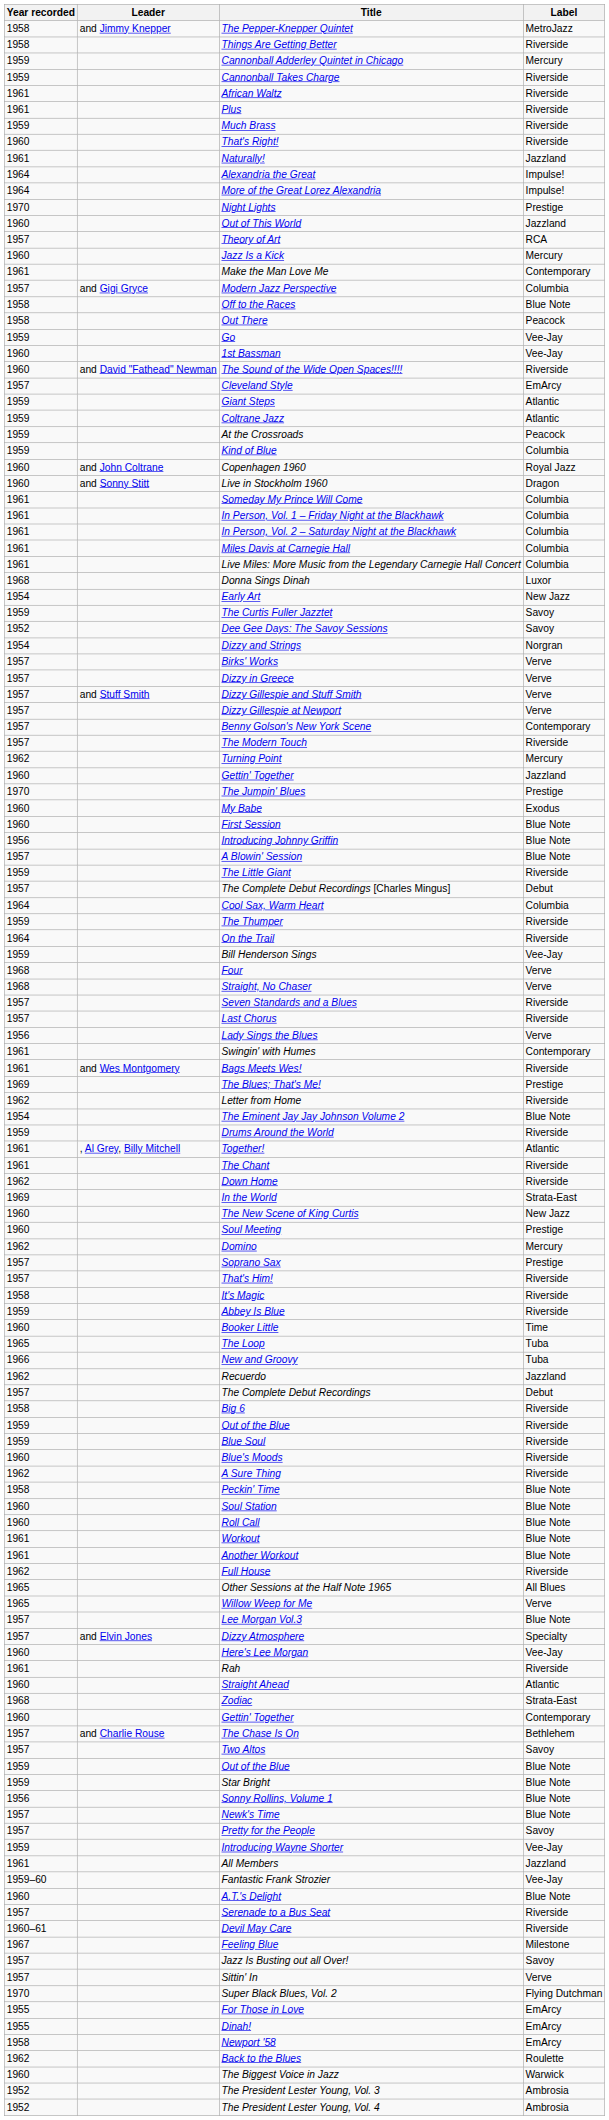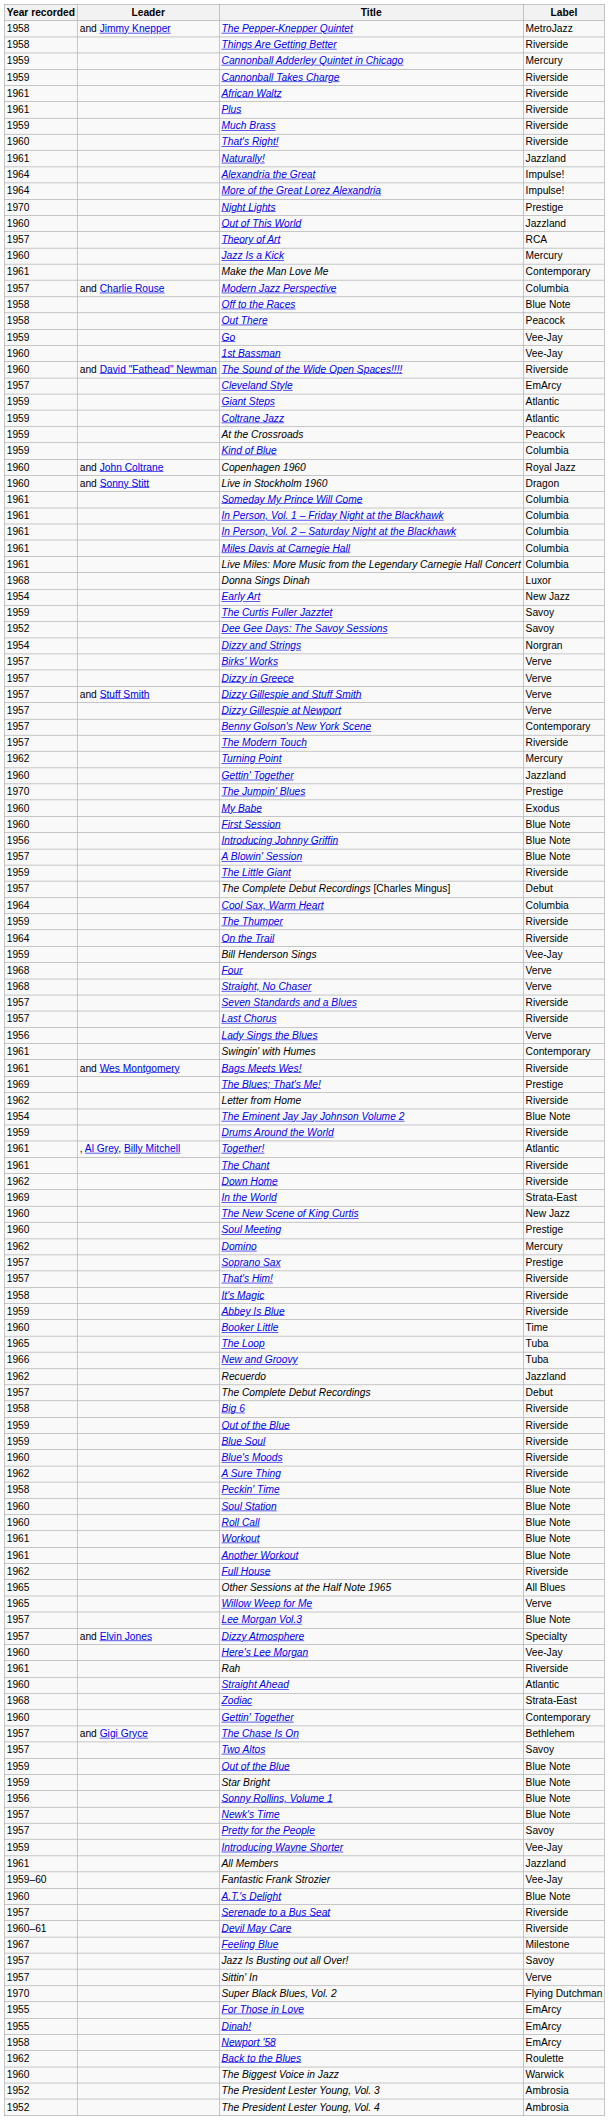(114, 288) and Gigi Gryce -> (122, 288) and Charlie Rouse
(122, 1734) and Charlie Rouse -> (114, 1734) and Gigi Gryce
